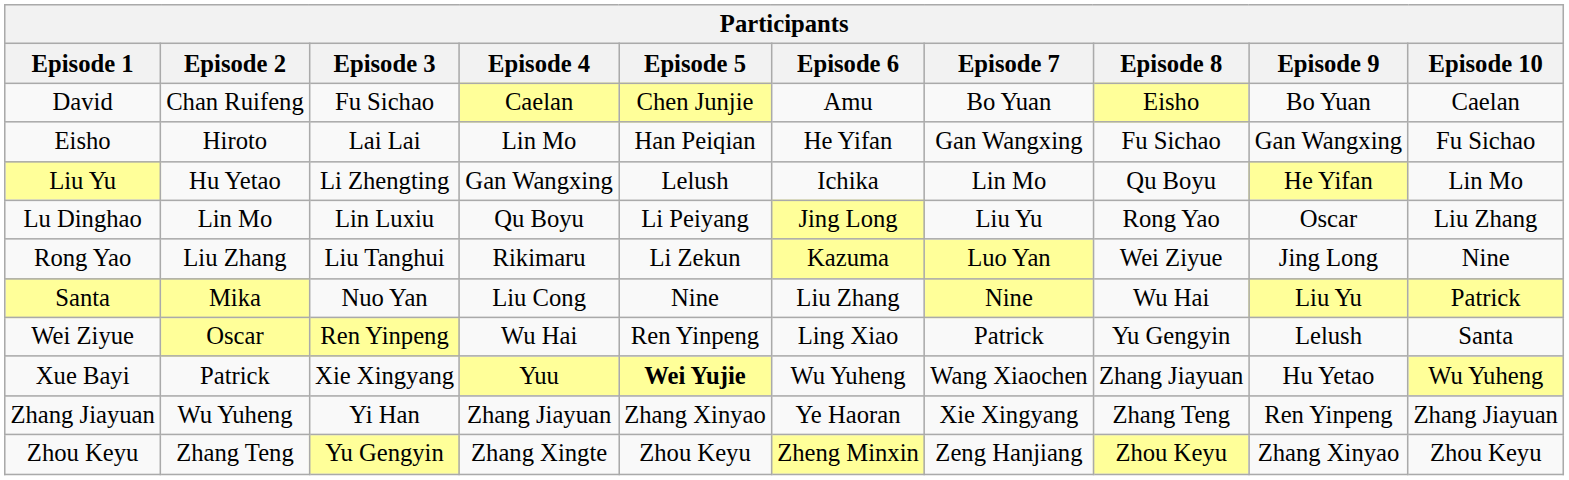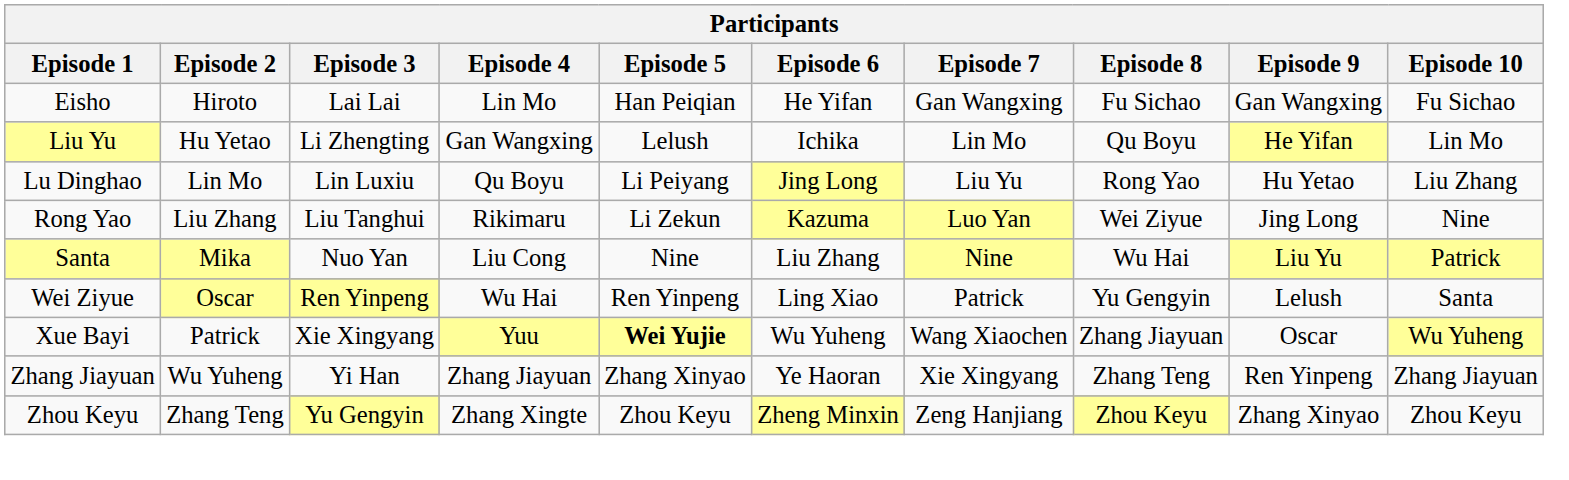- row: (83, 102)
(1328, 219) Oscar -> (1308, 180) Hu Yetao
(1328, 375) Hu Yetao -> (1308, 336) Oscar
